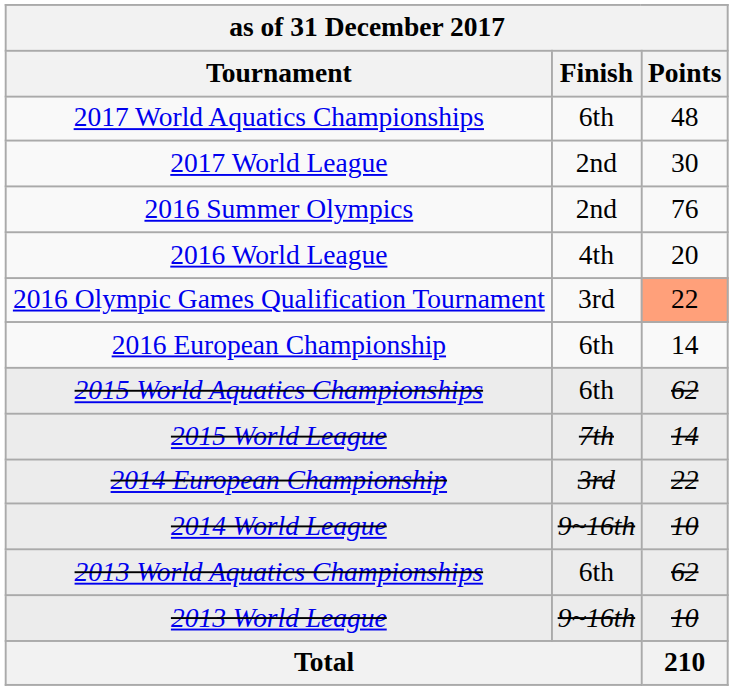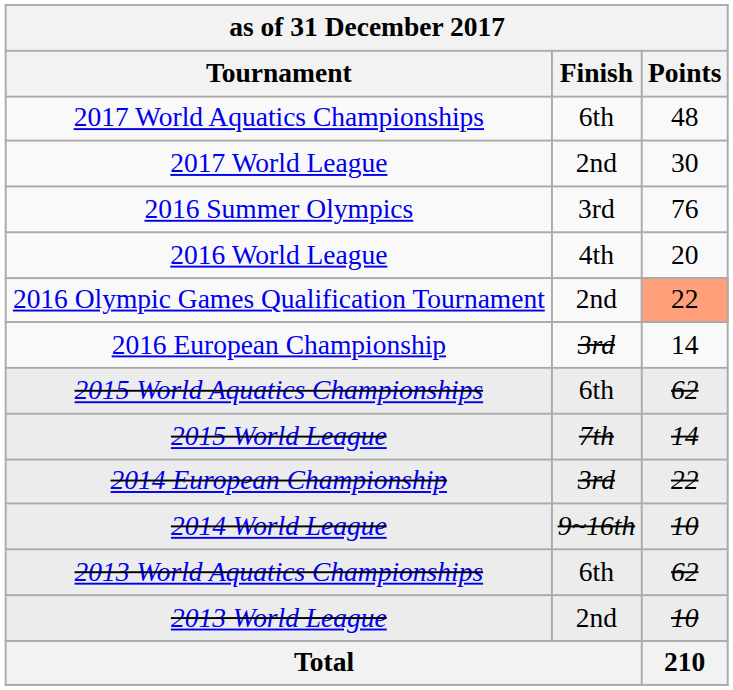(596, 209) 2nd -> (596, 209) 3rd
(596, 299) 3rd -> (596, 299) 2nd
(596, 345) 6th -> (596, 345) 3rd
(596, 617) 9~16th -> (596, 617) 2nd
